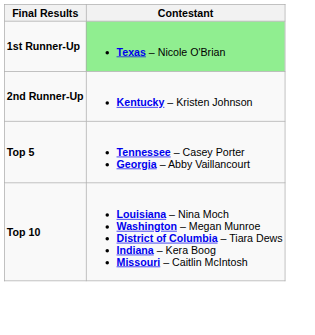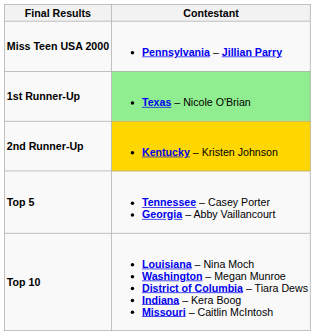+ row: (58, 46)
(186, 102) no background -> (211, 152) gold background
